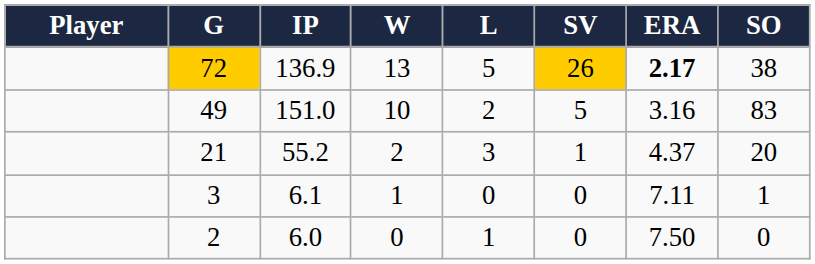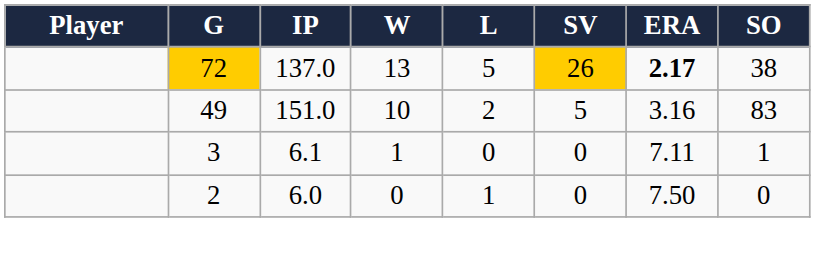(305, 68) 136.9 -> (305, 68) 137.0
- row: (214, 152)
